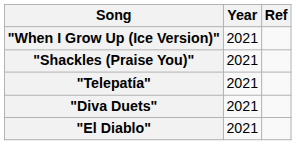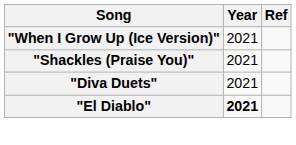- row: (114, 83)
(242, 128) normal -> (242, 106) bold
